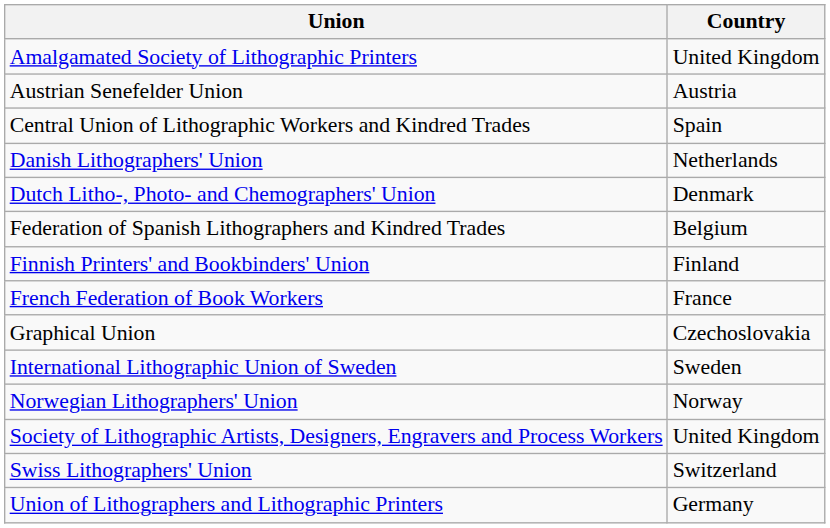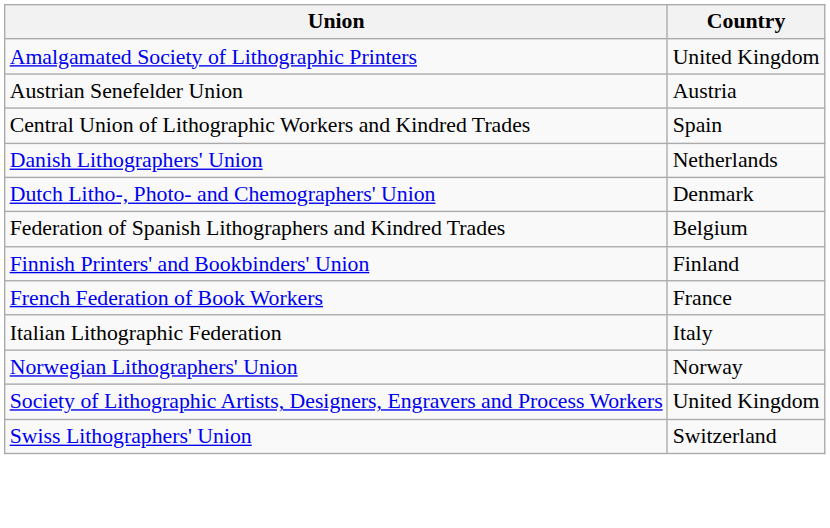- row: (83, 332)
- row: (203, 366)
+ row: (146, 332)
- row: (226, 504)
